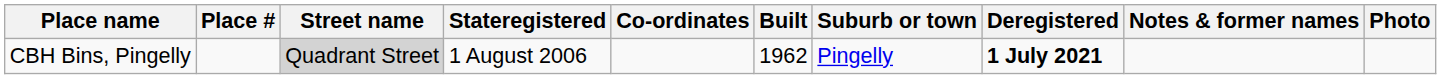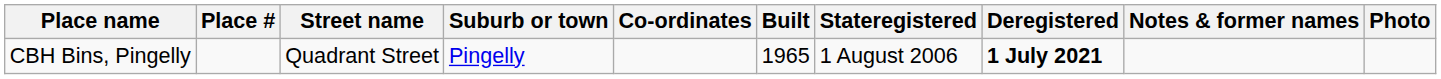columns swapped: (897, 21) <-> (528, 21)
(362, 55) lightgrey background -> (362, 55) no background
(783, 55) 1962 -> (786, 55) 1965
